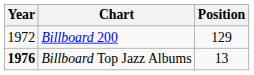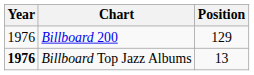(21, 37) 1972 -> (21, 37) 1976
